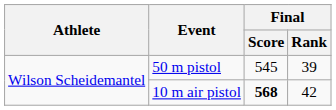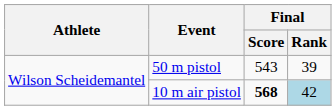(266, 67) 545 -> (266, 67) 543
(309, 93) no background -> (309, 93) lightblue background
